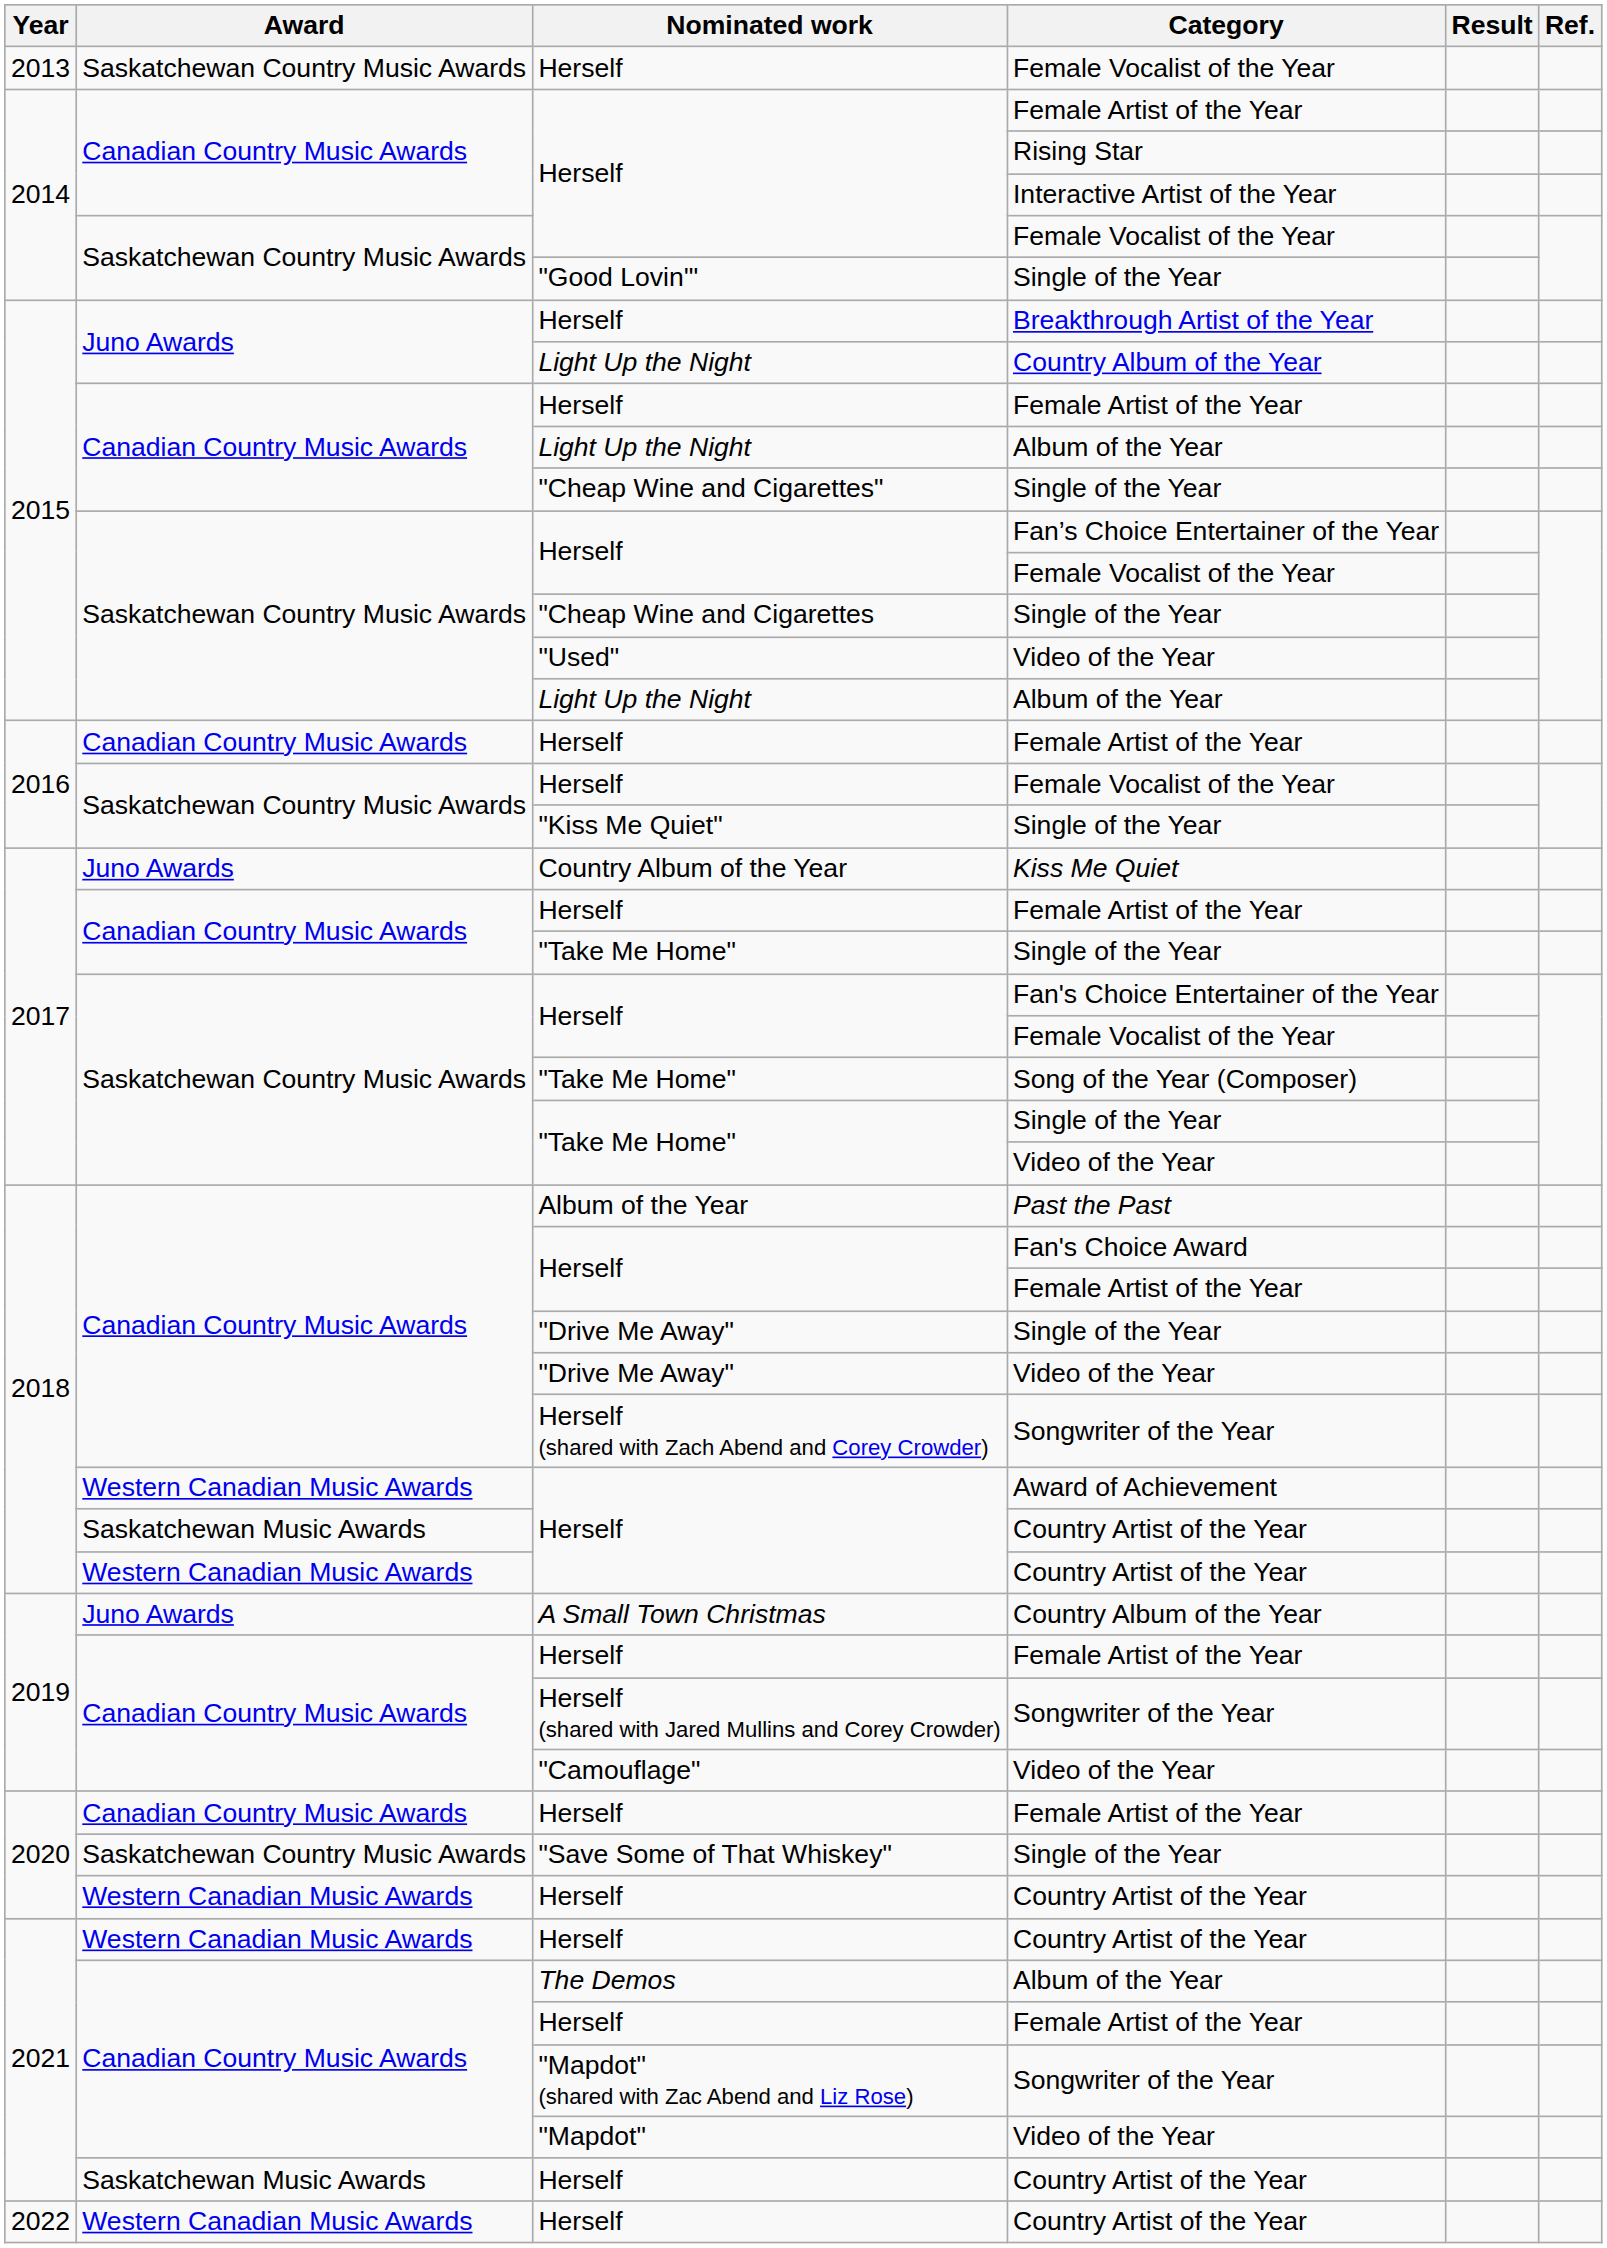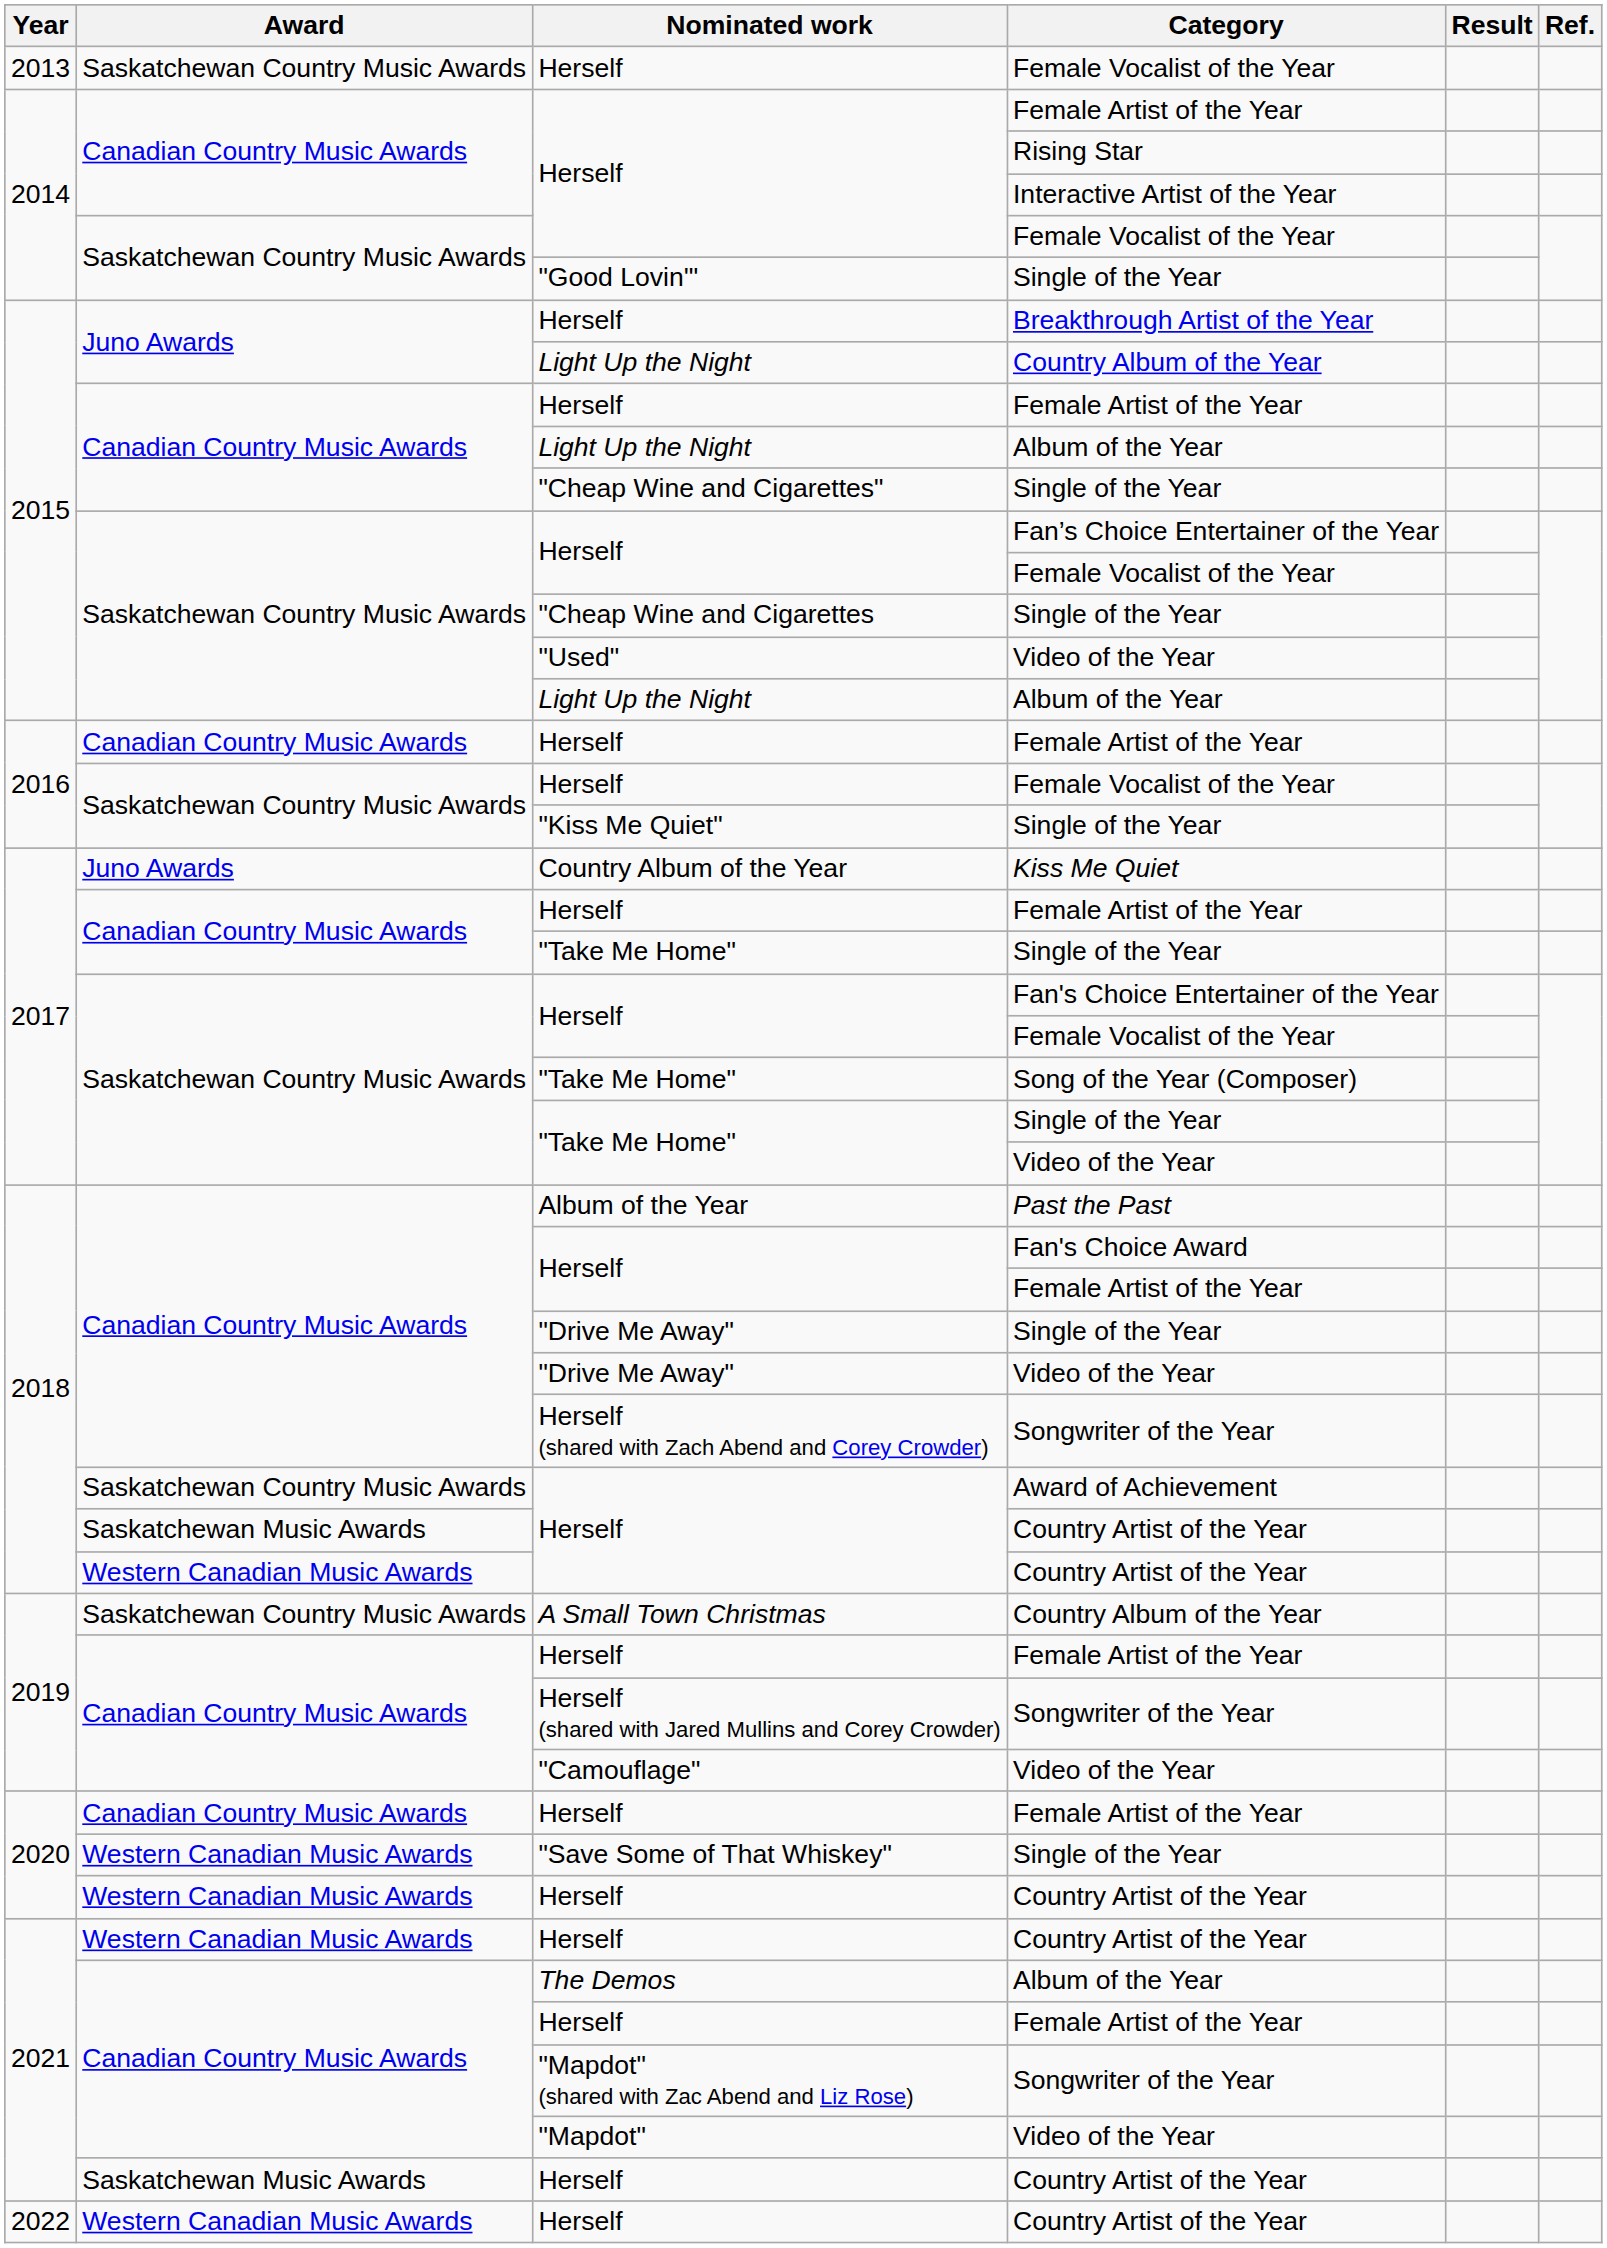(277, 1487) Western Canadian Music Awards -> (304, 1487) Saskatchewan Country Music Awards
(158, 1613) Juno Awards -> (304, 1613) Saskatchewan Country Music Awards
(304, 1854) Saskatchewan Country Music Awards -> (277, 1854) Western Canadian Music Awards
